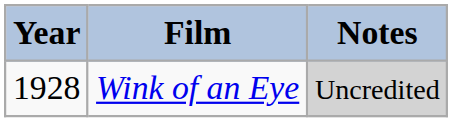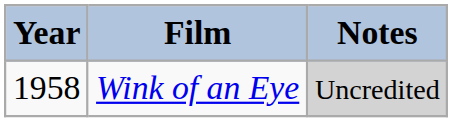(47, 88) 1928 -> (47, 88) 1958
